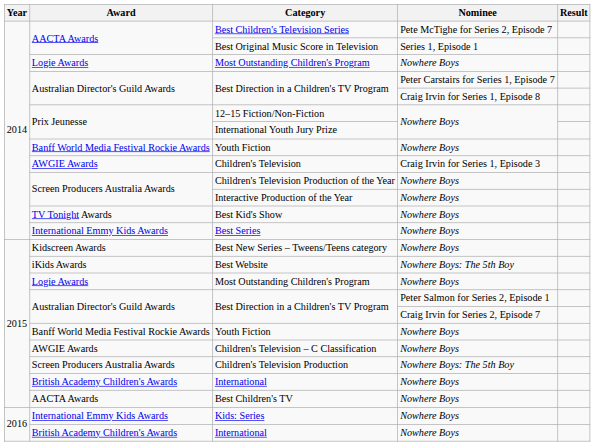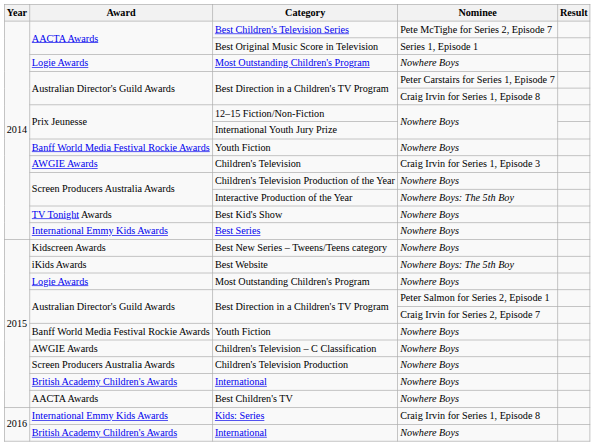(430, 197) Nowhere Boys -> (457, 197) Nowhere Boys: The 5th Boy
(457, 365) Nowhere Boys: The 5th Boy -> (430, 365) Nowhere Boys
(430, 416) Nowhere Boys -> (470, 416) Craig Irvin for Series 1, Episode 8
